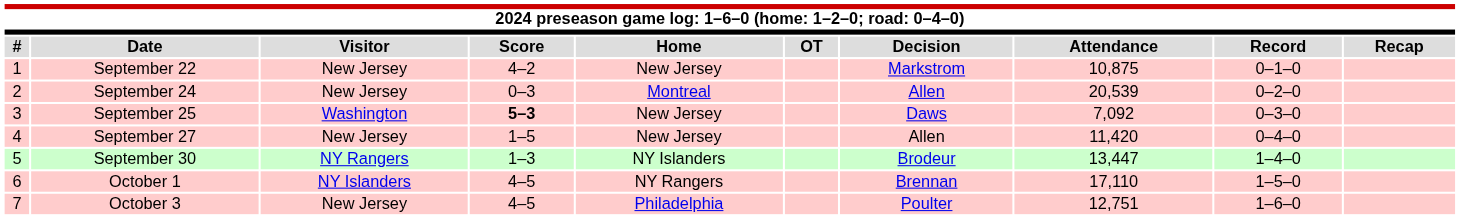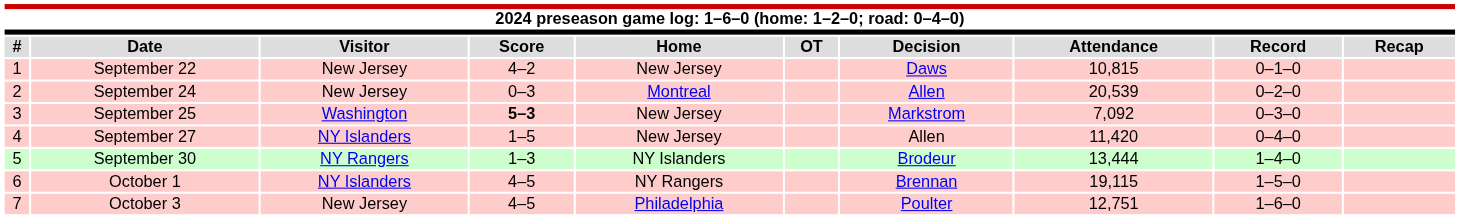(927, 69) Markstrom -> (927, 69) Daws
(1114, 69) 10,875 -> (1114, 69) 10,815
(927, 114) Daws -> (927, 114) Markstrom
(364, 136) New Jersey -> (364, 136) NY Islanders
(1114, 159) 13,447 -> (1114, 159) 13,444
(1114, 181) 17,110 -> (1114, 181) 19,115
